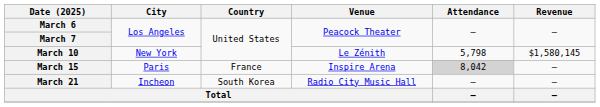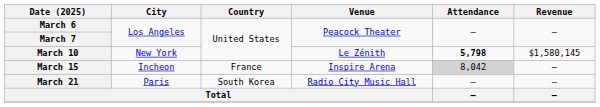(473, 53) normal -> (473, 53) bold
(156, 67) Paris -> (156, 67) Incheon
(156, 81) Incheon -> (156, 81) Paris
